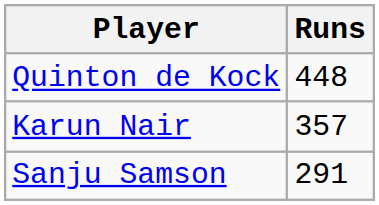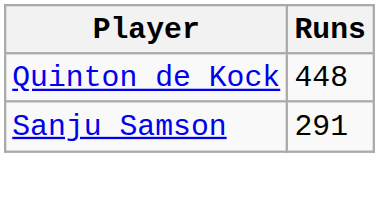- row: (102, 126)
